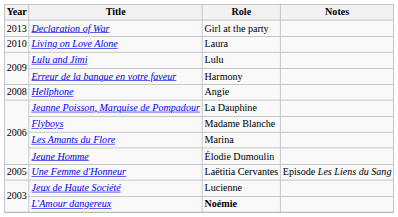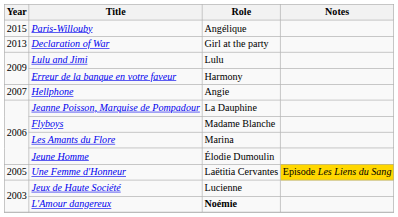+ row: (62, 28)
- row: (75, 44)
(17, 92) 2008 -> (17, 92) 2007
(337, 172) no background -> (337, 172) gold background
